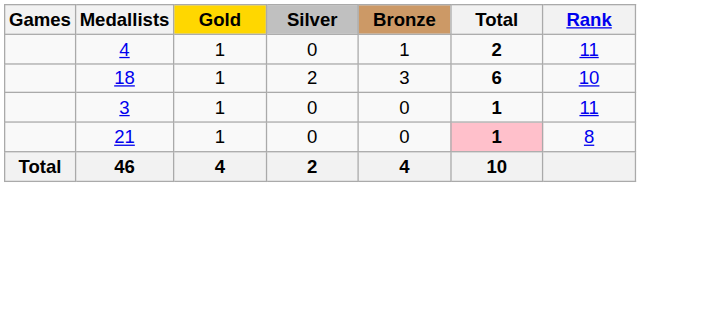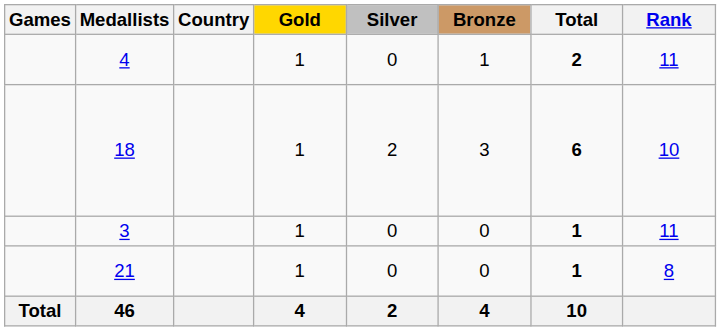+ column: (214, 20)
(497, 137) pink background -> (577, 271) no background
